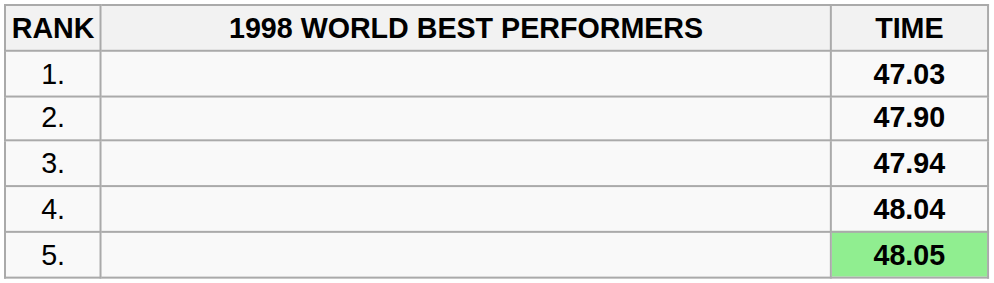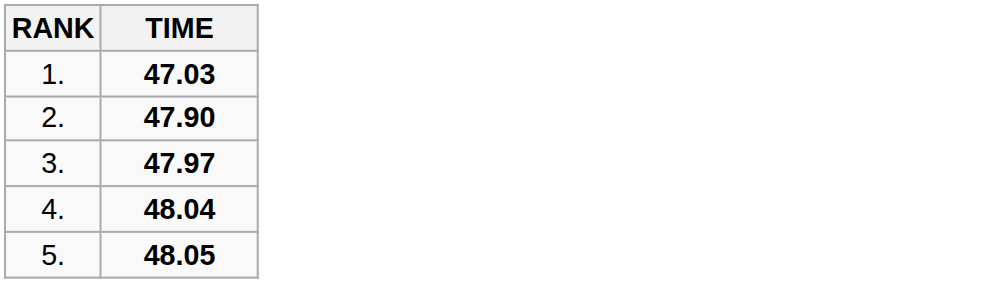- column: (466, 28)
(909, 164) 47.94 -> (180, 164) 47.97
(909, 254) lightgreen background -> (180, 254) no background
